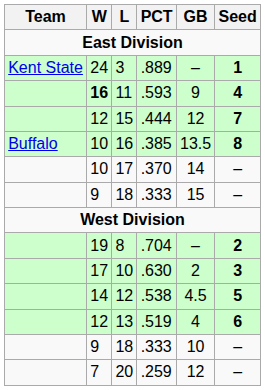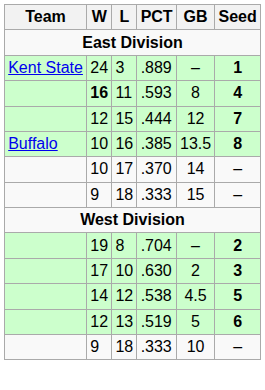(196, 93) 9 -> (196, 93) 8
(196, 321) 4 -> (196, 321) 5
- row: (124, 372)
